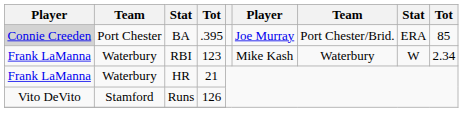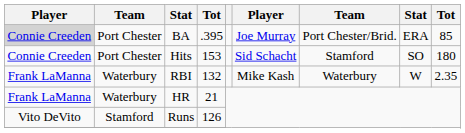+ row: (181, 55)
(212, 55) 123 -> (212, 76) 132
(444, 55) 2.34 -> (446, 76) 2.35
